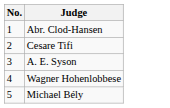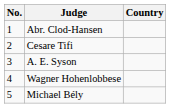+ column: (145, 12)
